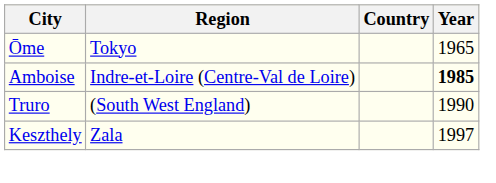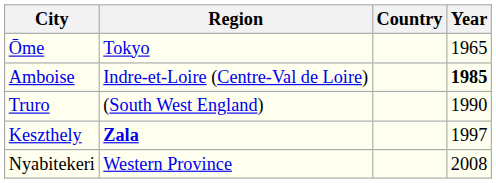(106, 134) normal -> (121, 134) bold
+ row: (52, 163)
